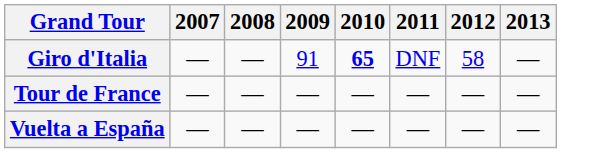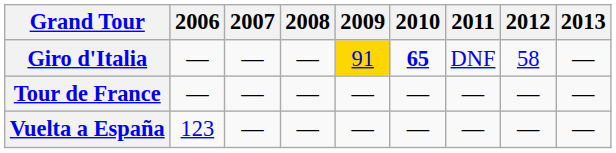+ column: (197, 22)
(308, 57) no background -> (363, 57) gold background
